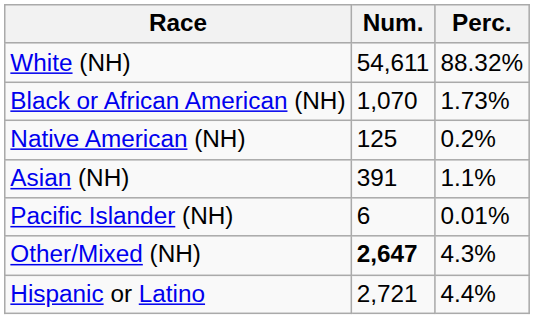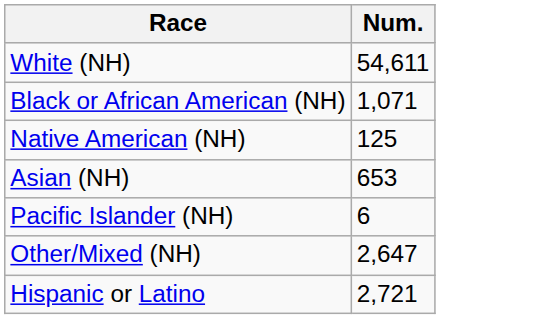- column: (482, 23)
(387, 100) 1,070 -> (387, 100) 1,071
(377, 178) 391 -> (377, 178) 653
(387, 255) bold -> (387, 255) normal
